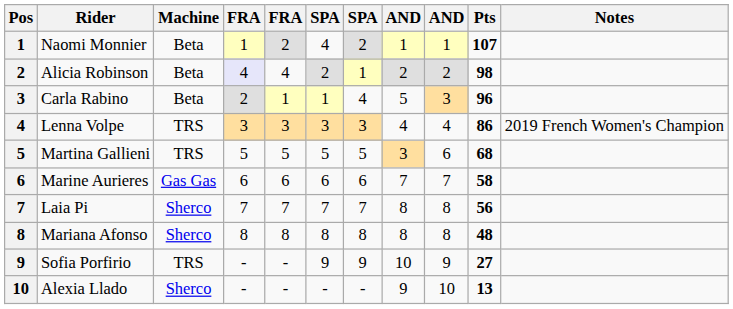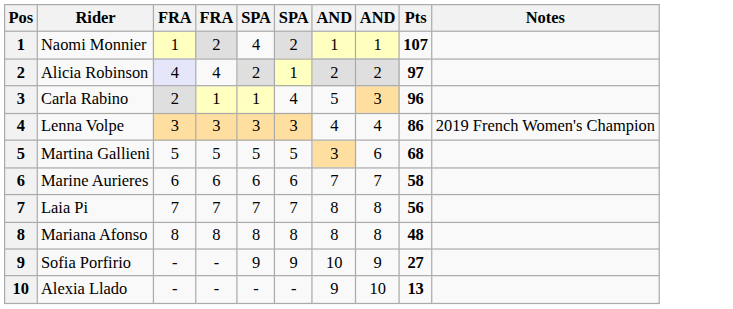- column: (189, 17)
(485, 71) 98 -> (416, 71) 97
